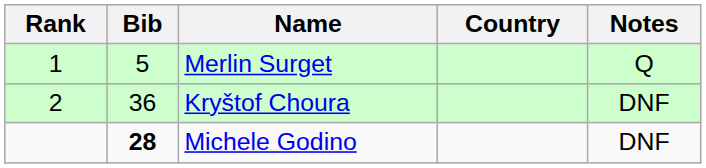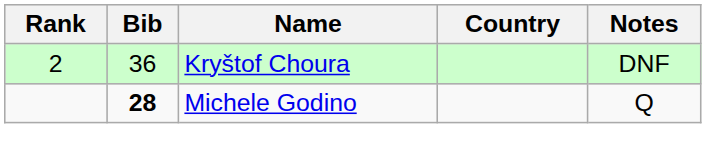- row: (258, 63)
(644, 142) DNF -> (644, 102) Q
